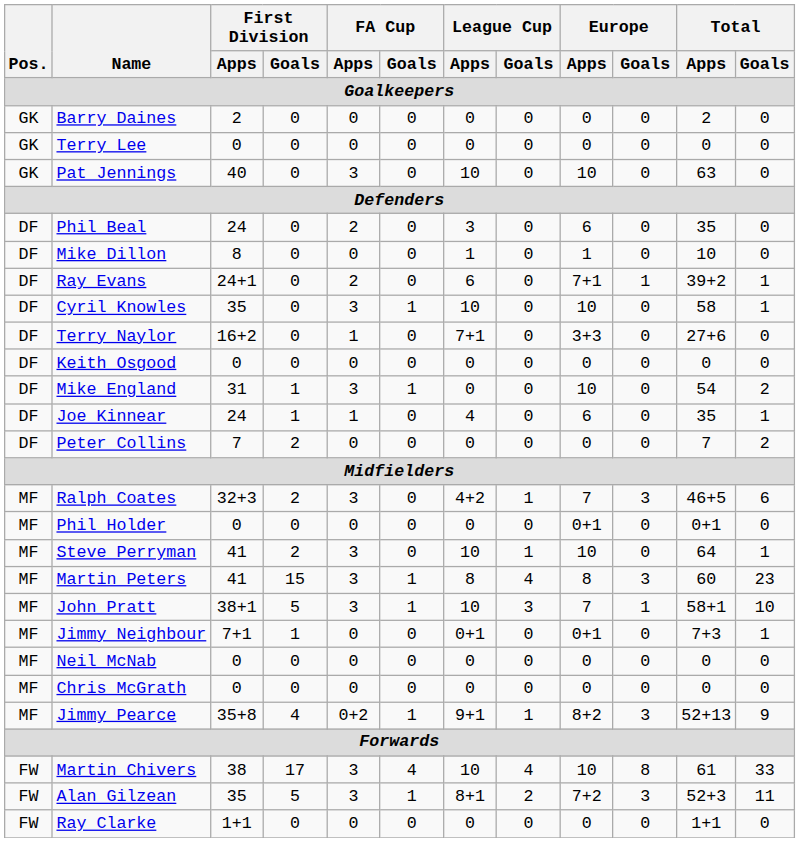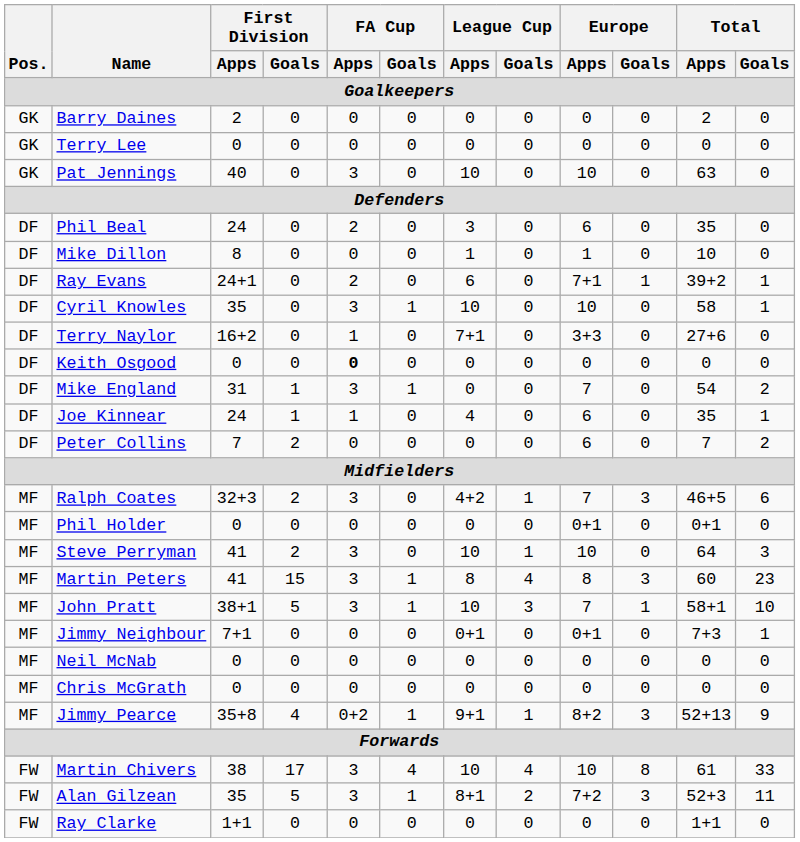(353, 363) normal -> (353, 363) bold
(587, 390) 10 -> (587, 390) 7
(587, 444) 0 -> (587, 444) 6
(765, 553) 1 -> (765, 553) 3
(295, 634) 1 -> (295, 634) 0
